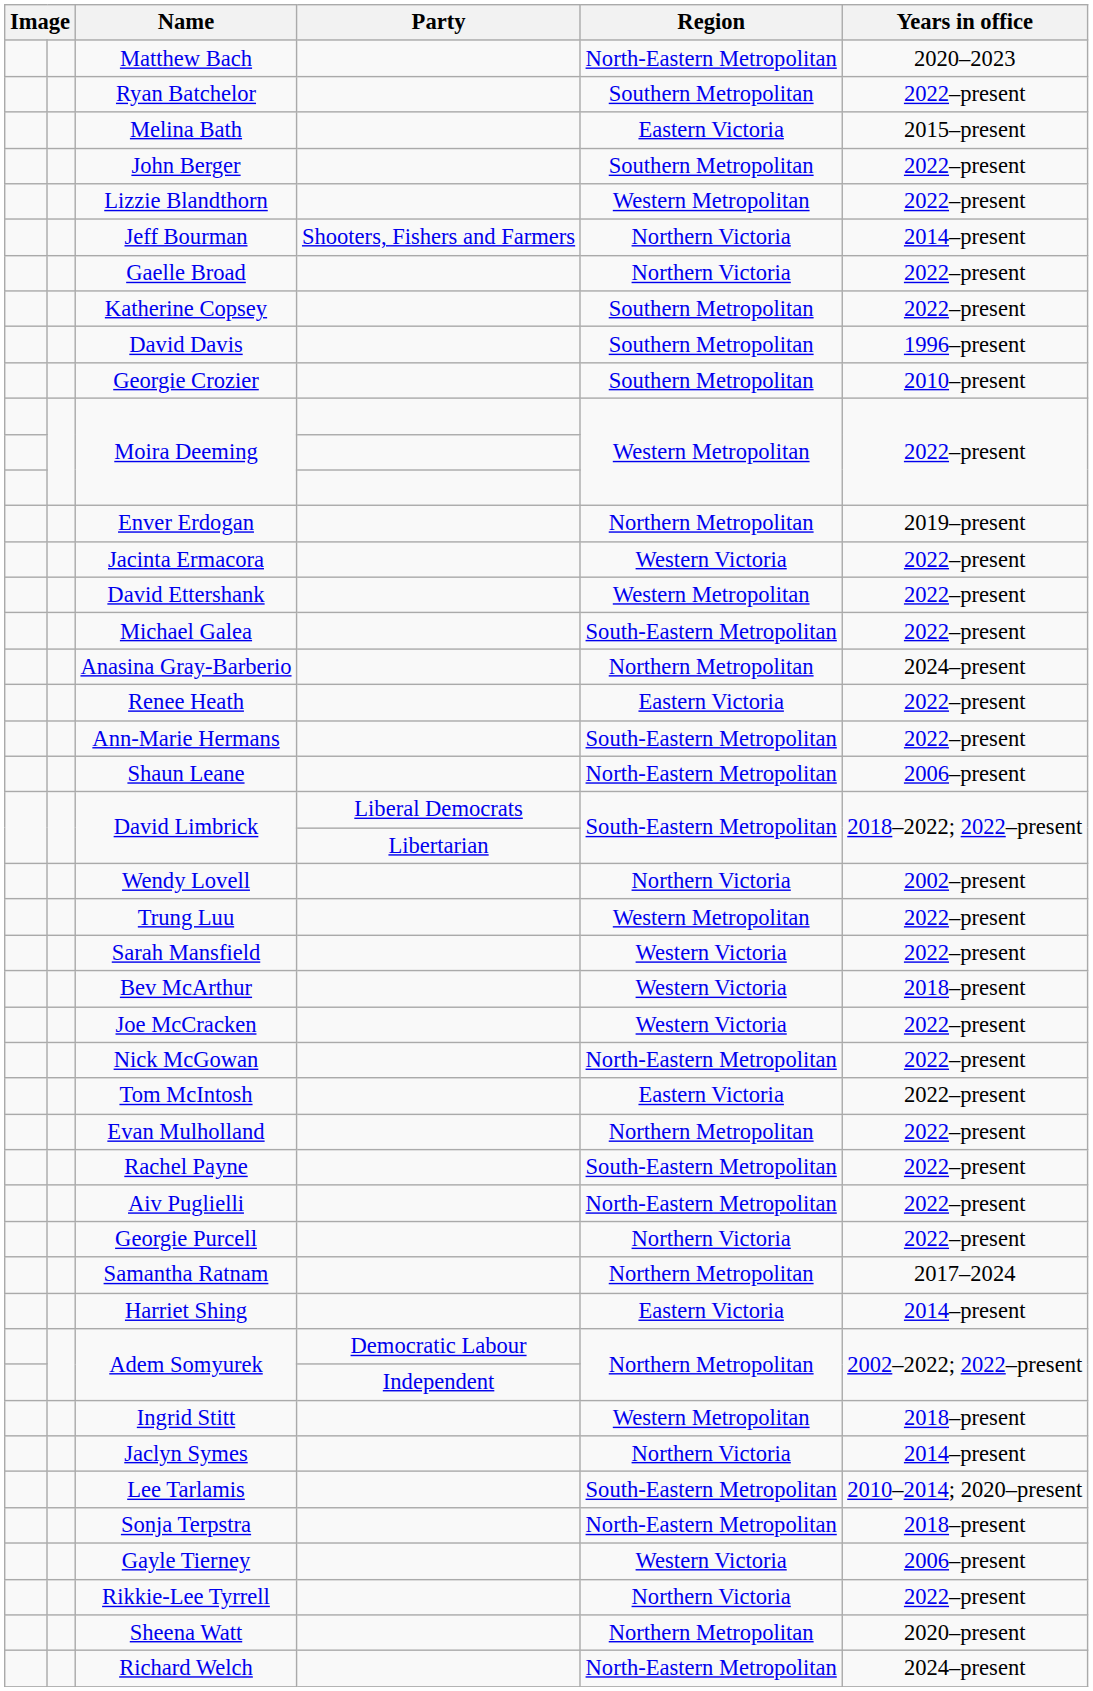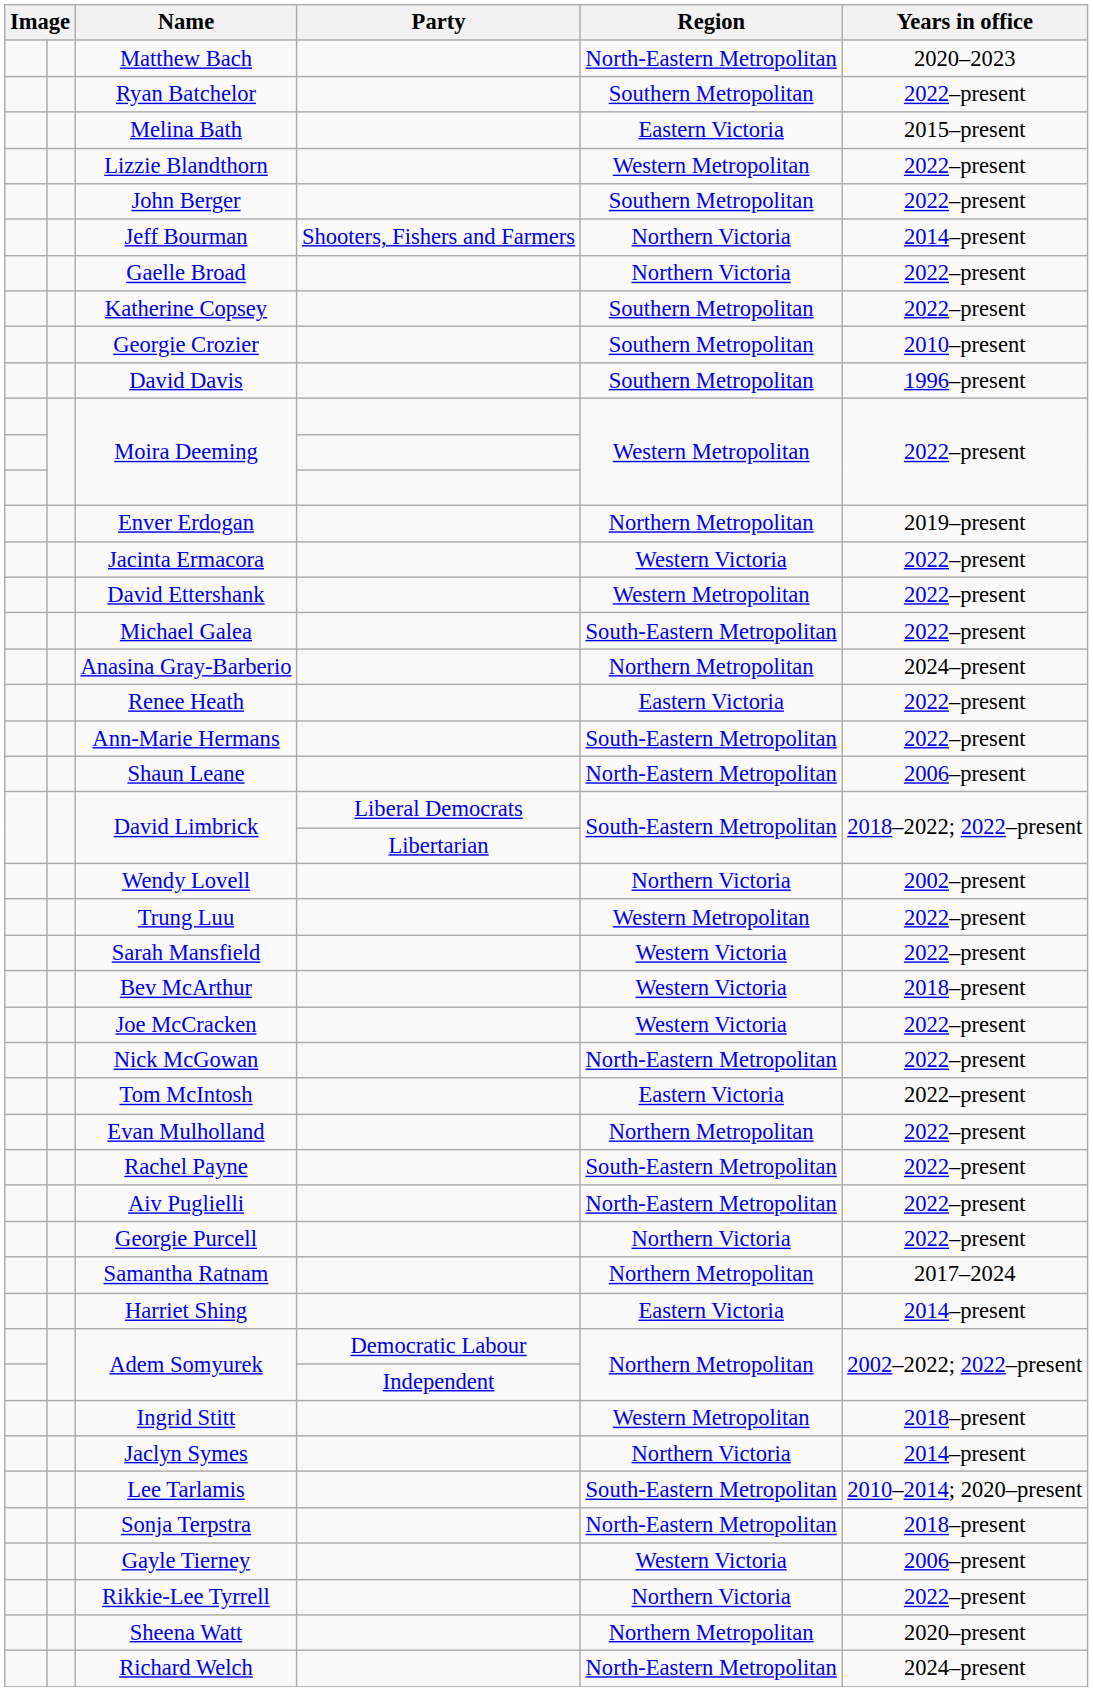rows swapped: (186, 165) <-> (186, 201)
rows swapped: (186, 380) <-> (186, 344)
